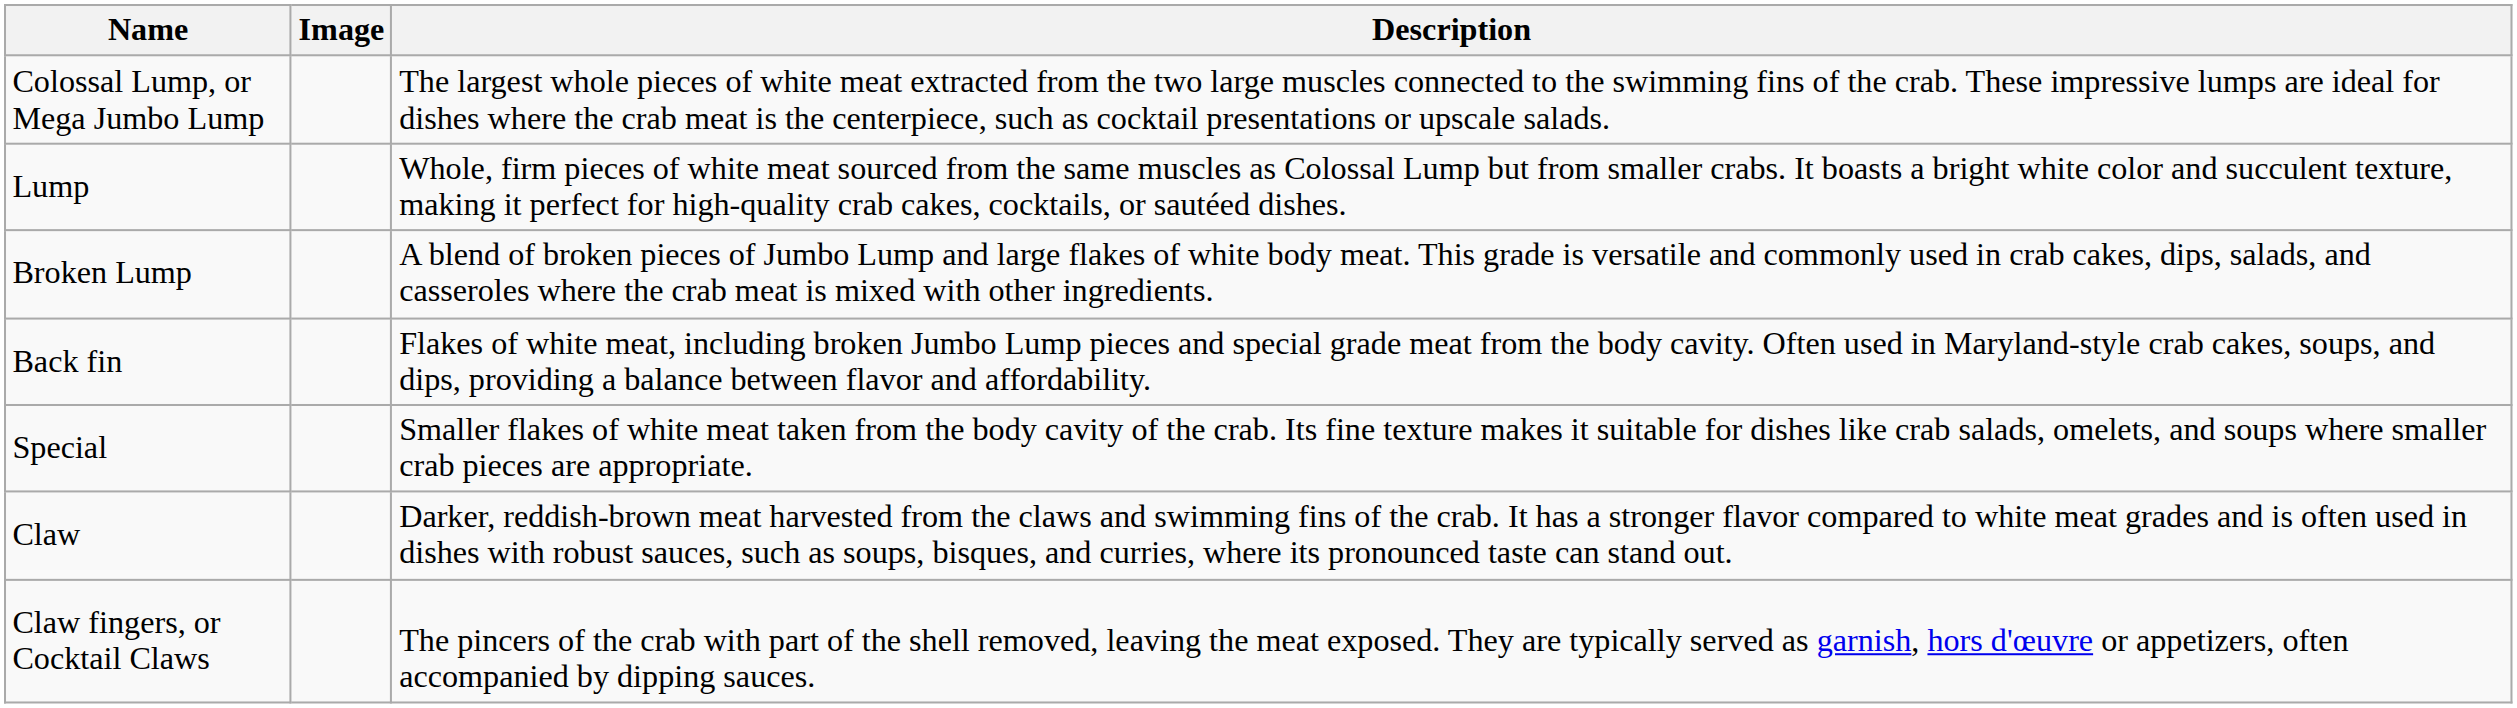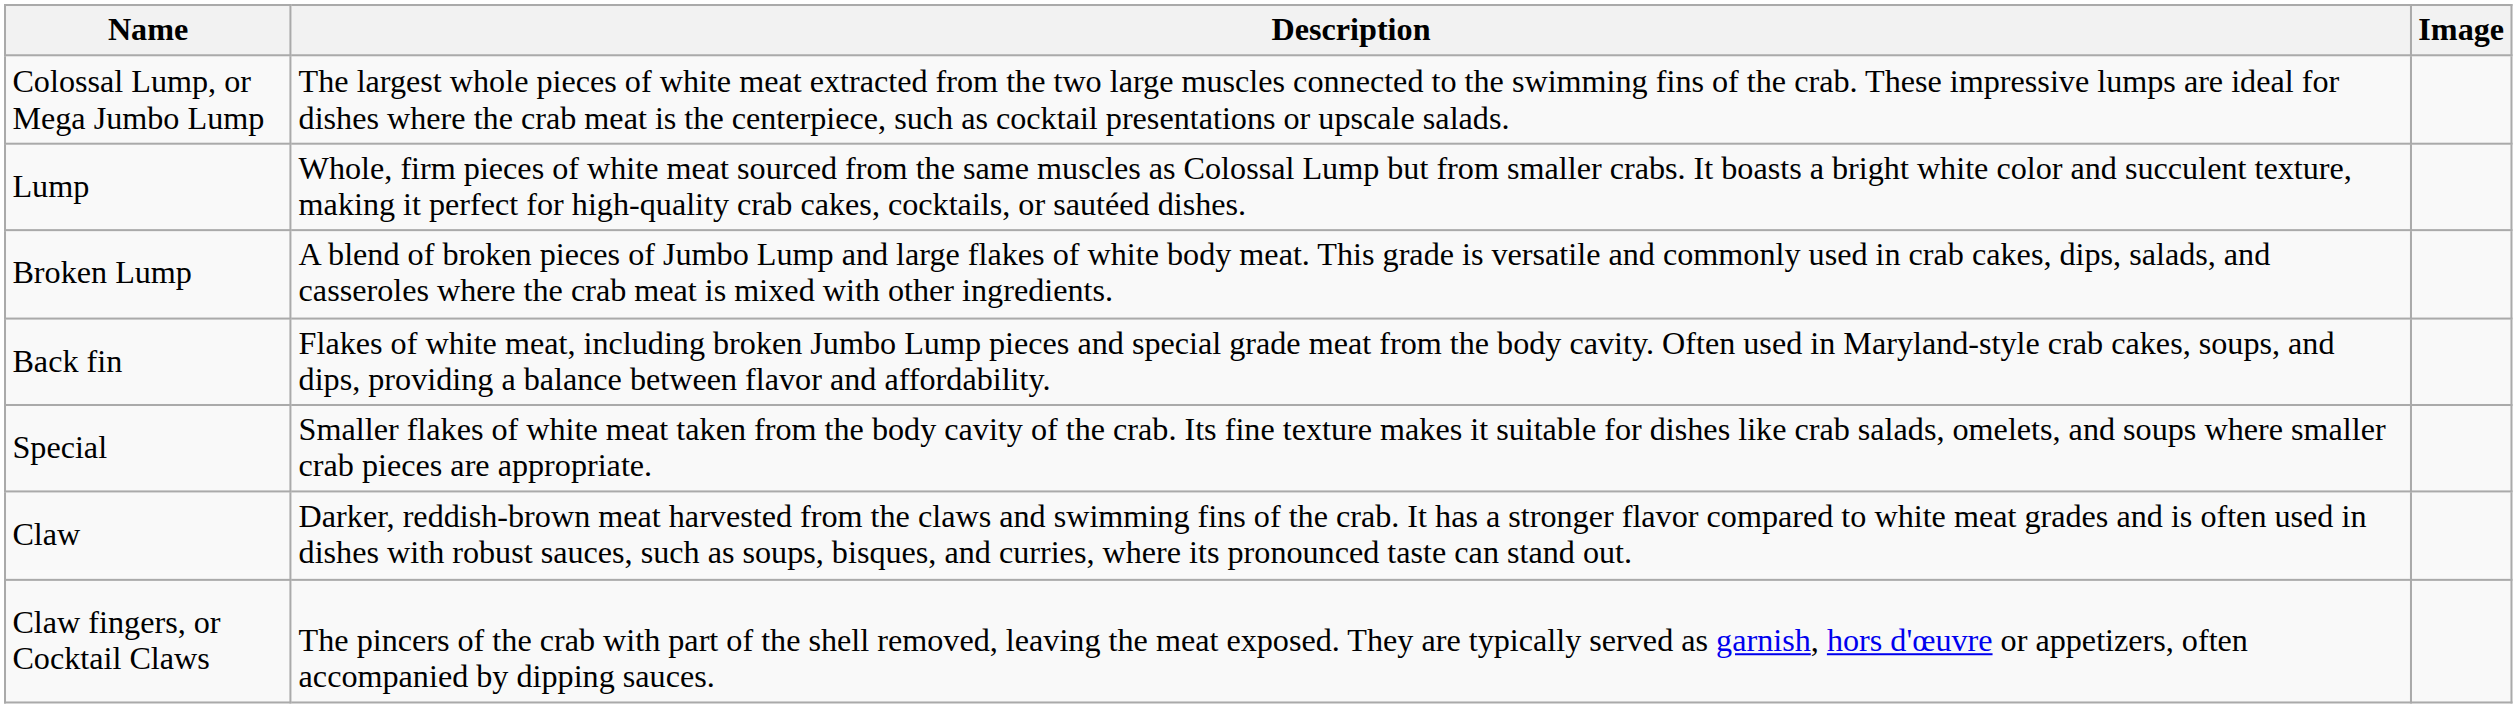columns swapped: (341, 30) <-> (1452, 30)
